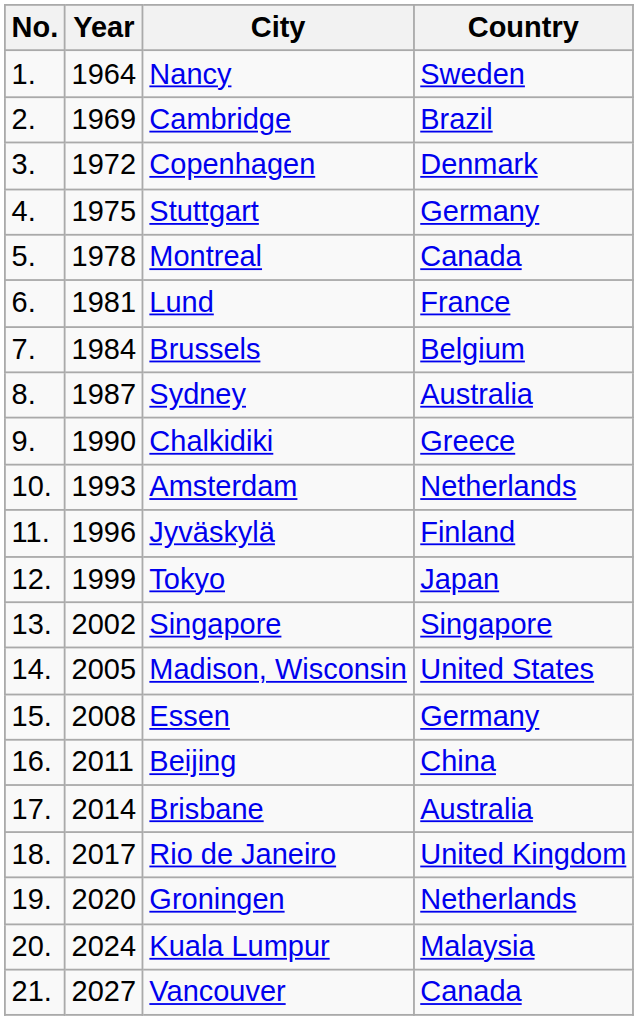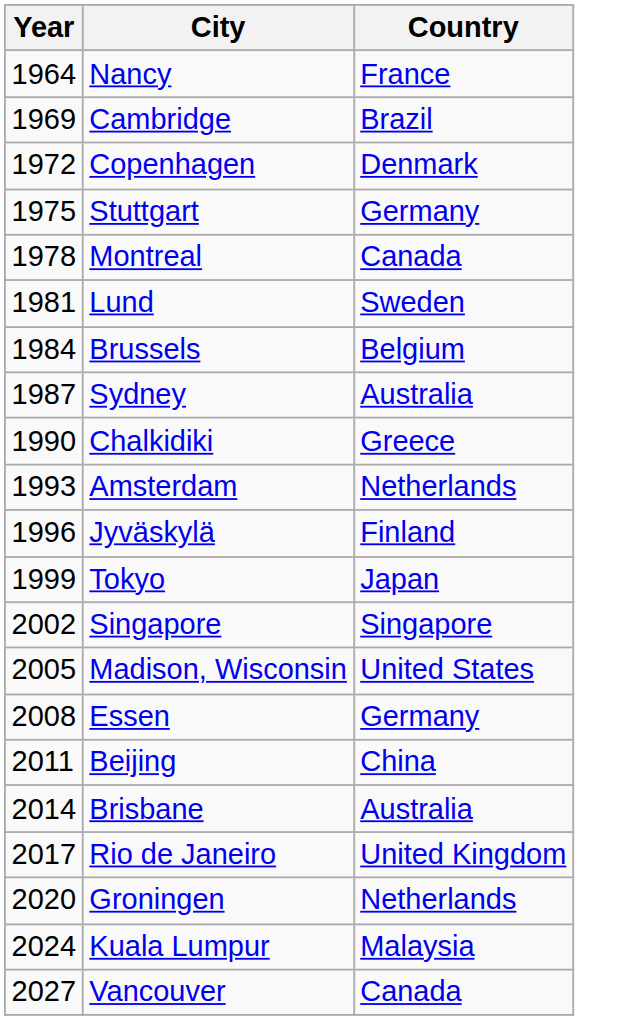- column: (35, 27)
(473, 73) Sweden -> (405, 73) France
(465, 303) France -> (413, 303) Sweden
